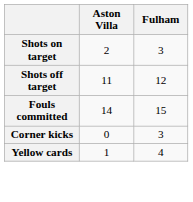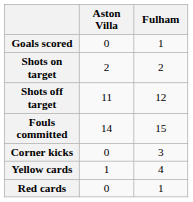+ row: (42, 43)
(161, 50) 3 -> (161, 67) 2
+ row: (42, 188)
